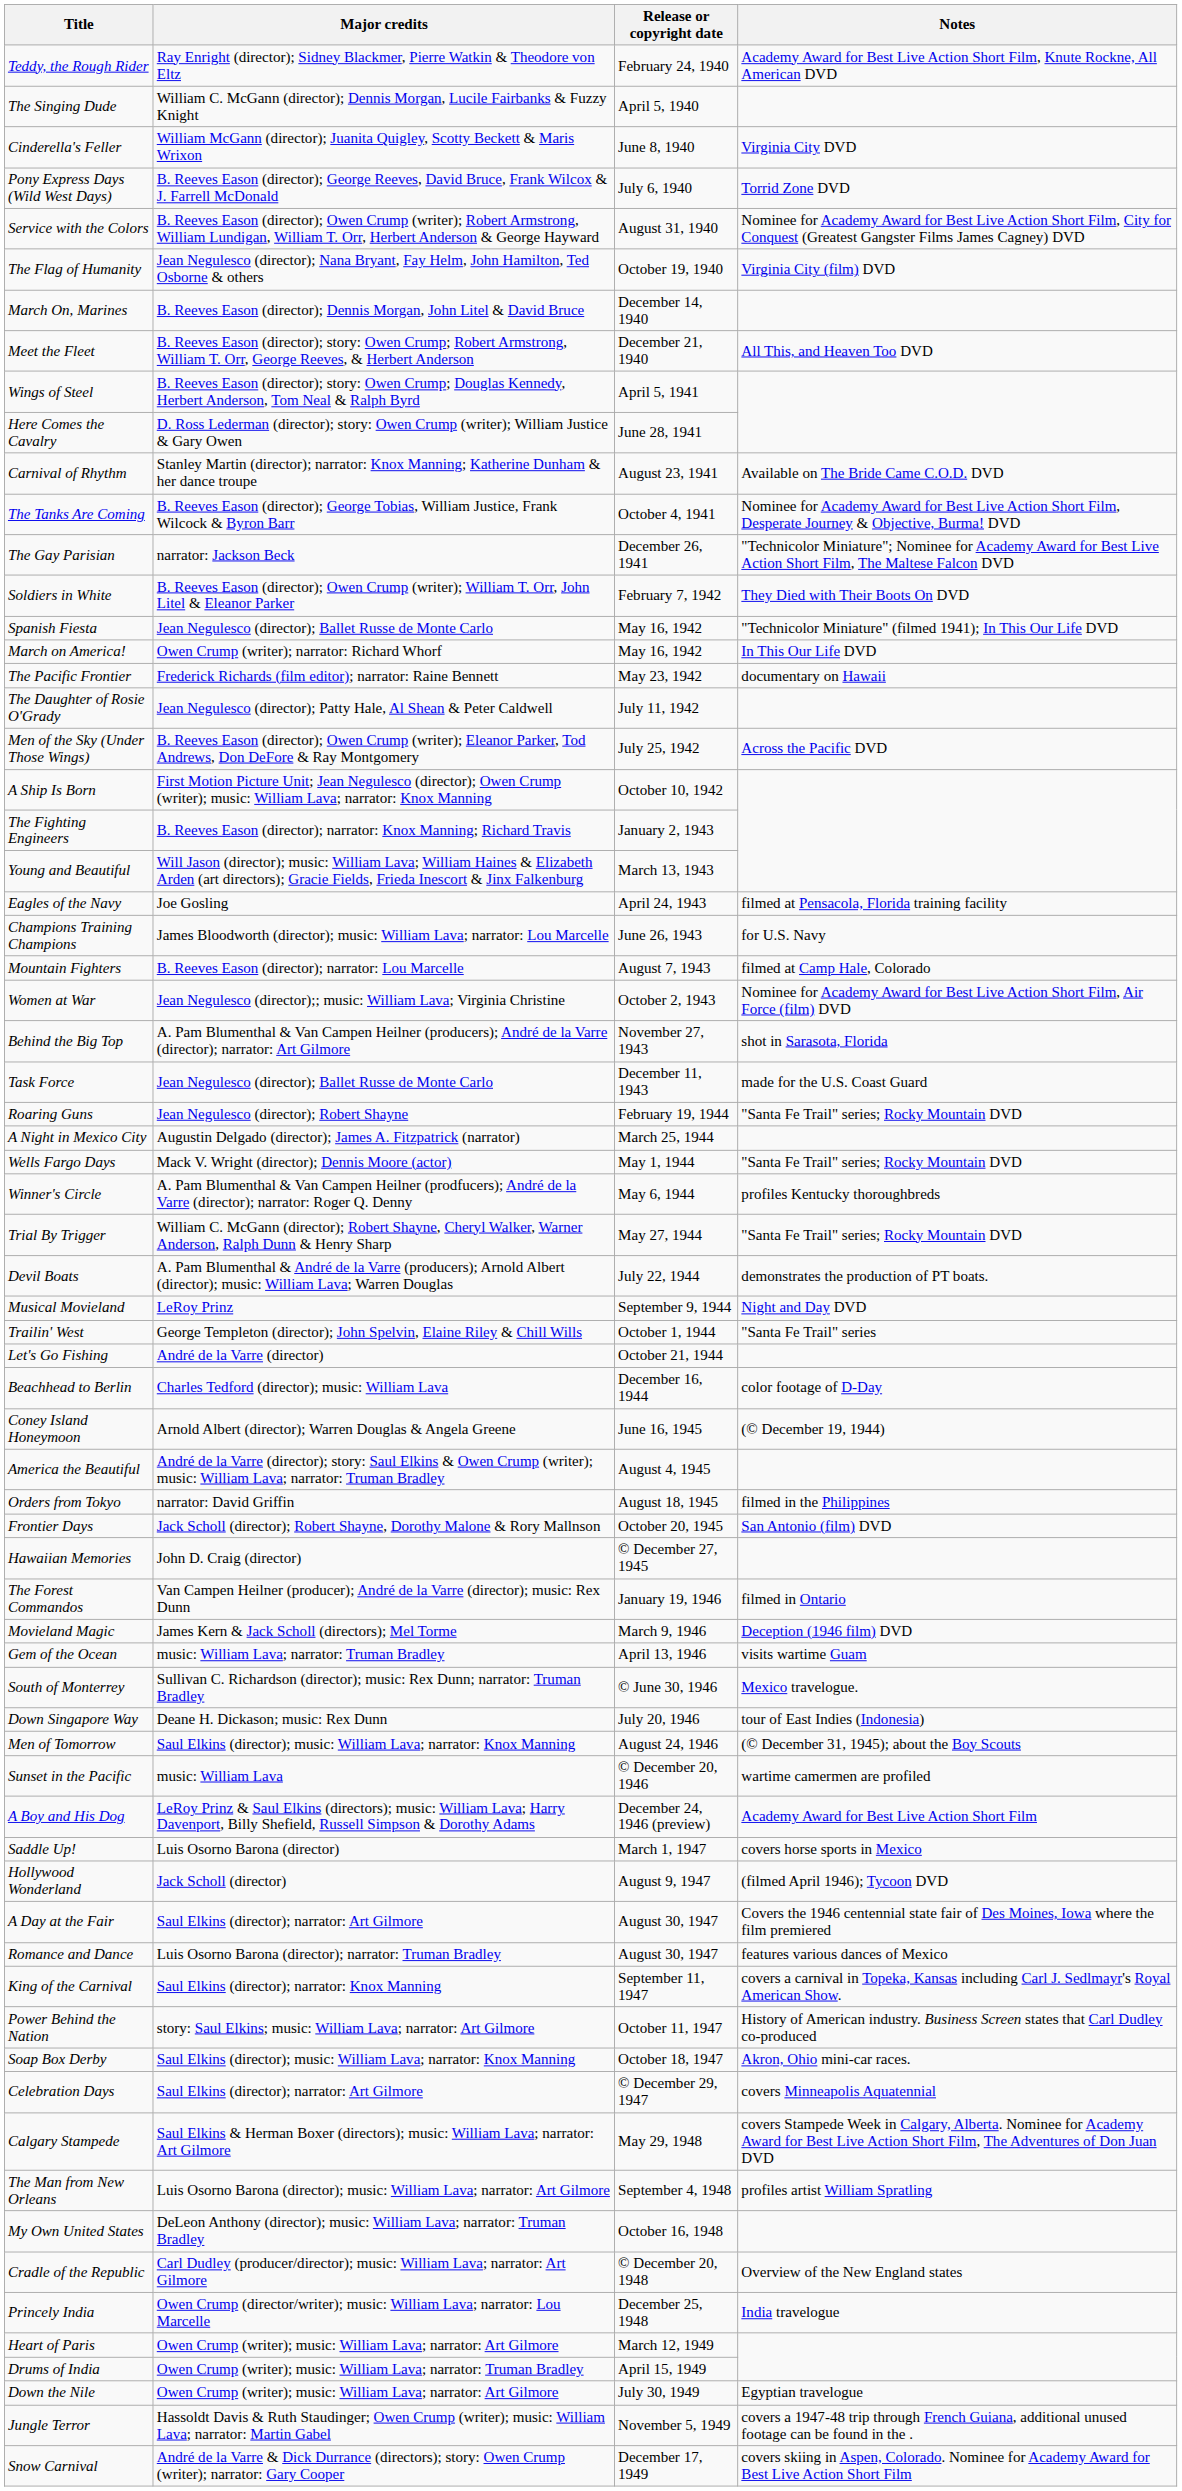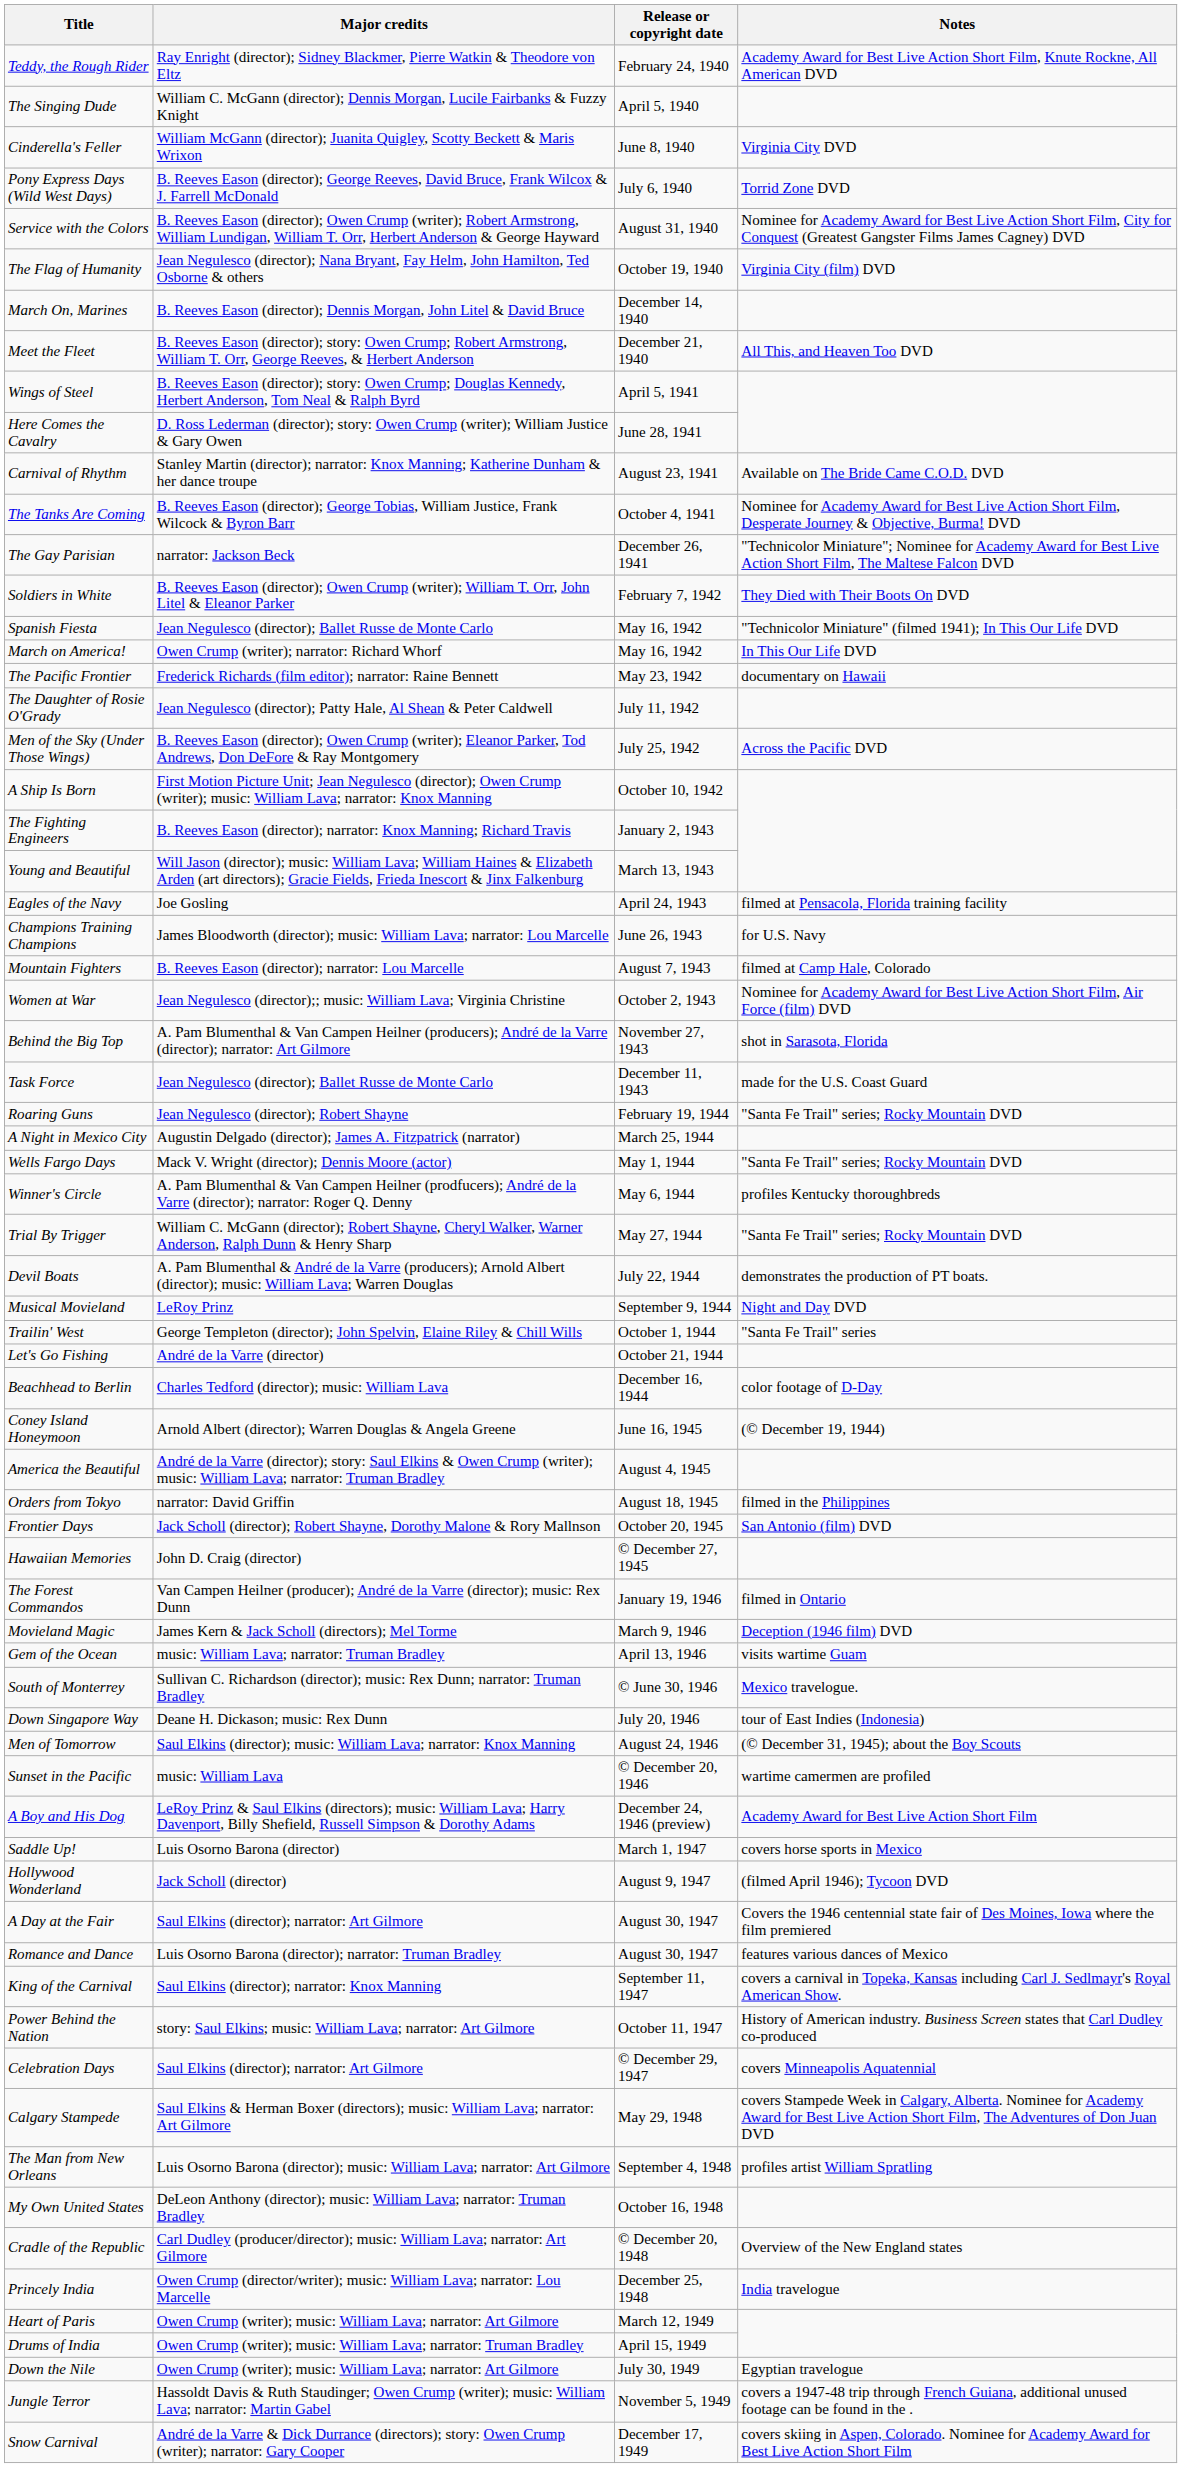- row: (57, 2059)
